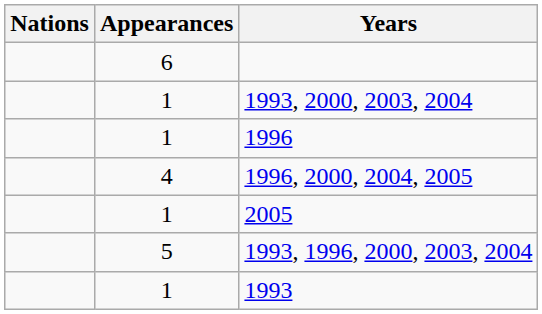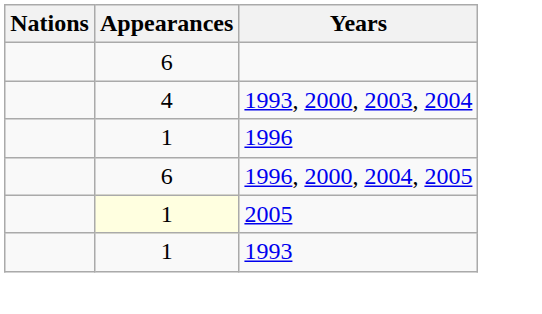(167, 99) 1 -> (167, 99) 4
(167, 175) 4 -> (167, 175) 6
(167, 213) no background -> (167, 213) lightyellow background
- row: (388, 251)
